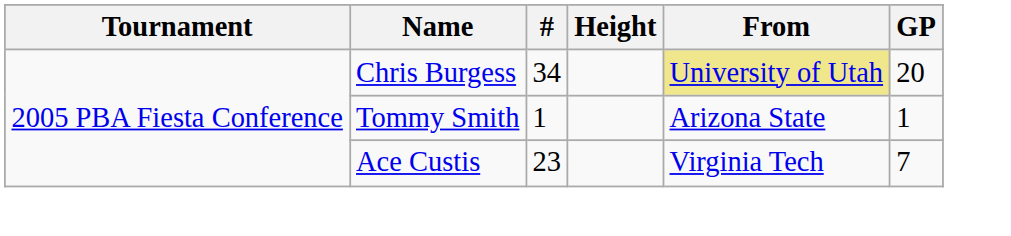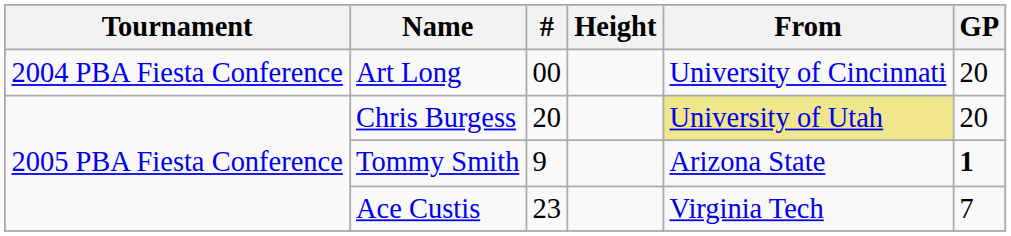+ row: (409, 72)
(547, 72) 34 -> (547, 117) 20
(540, 117) 1 -> (540, 162) 9
(903, 117) normal -> (967, 162) bold
